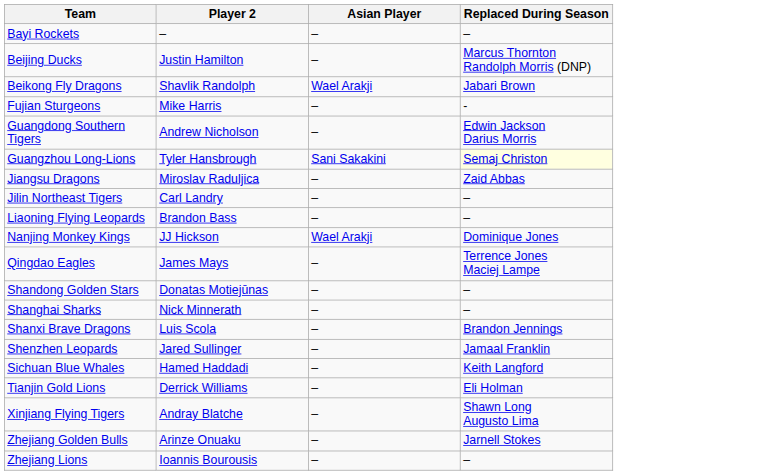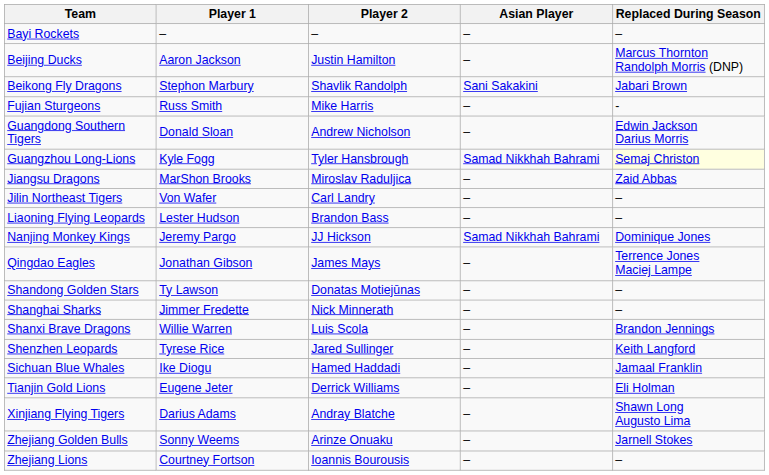+ column: (232, 14)
(342, 86) Wael Arakji -> (500, 86) Sani Sakakini
(349, 159) Sani Sakakini -> (531, 159) Samad Nikkhah Bahrami
(342, 237) Wael Arakji -> (531, 237) Samad Nikkhah Bahrami
(507, 348) Jamaal Franklin -> (655, 348) Keith Langford
(503, 368) Keith Langford -> (659, 368) Jamaal Franklin
